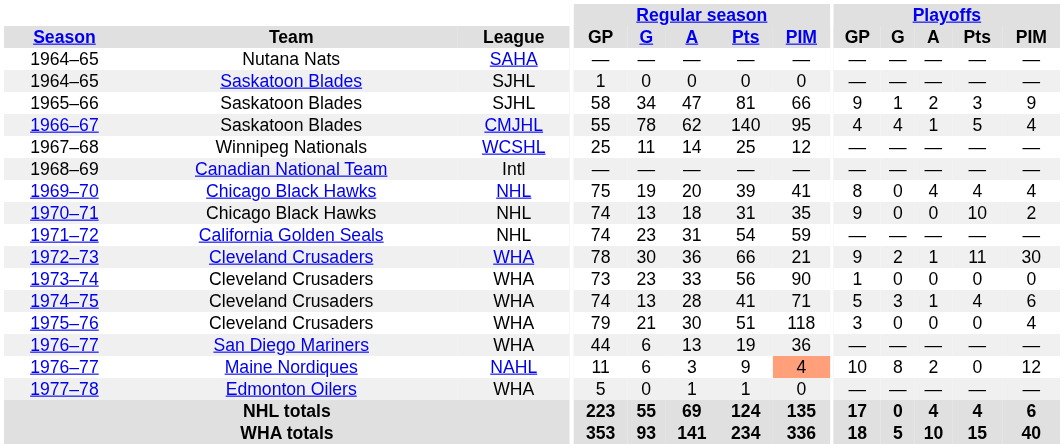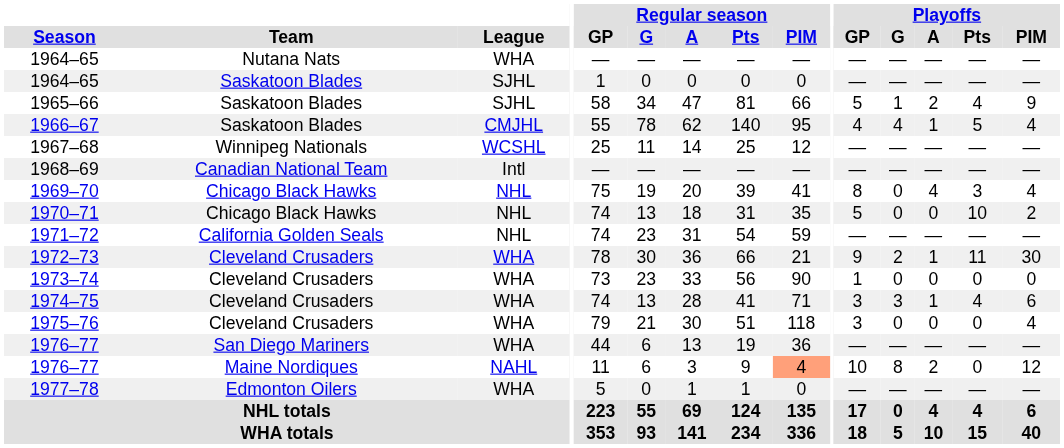(514, 58) SAHA -> (514, 58) WHA
(857, 102) 9 -> (857, 102) 5
(977, 102) 3 -> (977, 102) 4
(977, 190) 4 -> (977, 190) 3
(857, 212) 9 -> (857, 212) 5
(857, 300) 5 -> (857, 300) 3
